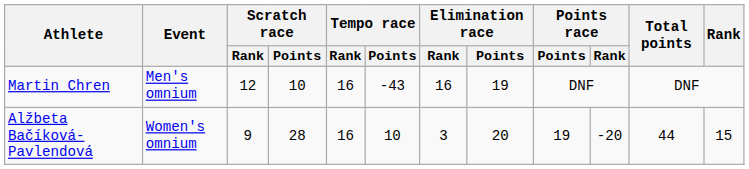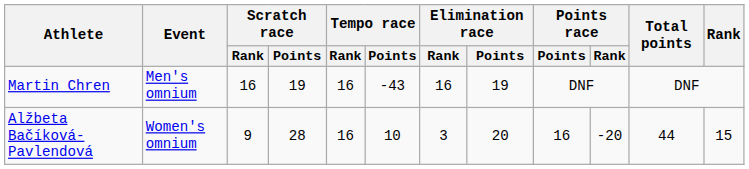(248, 86) 12 -> (248, 86) 16
(297, 86) 10 -> (297, 86) 19
(562, 136) 19 -> (562, 136) 16
